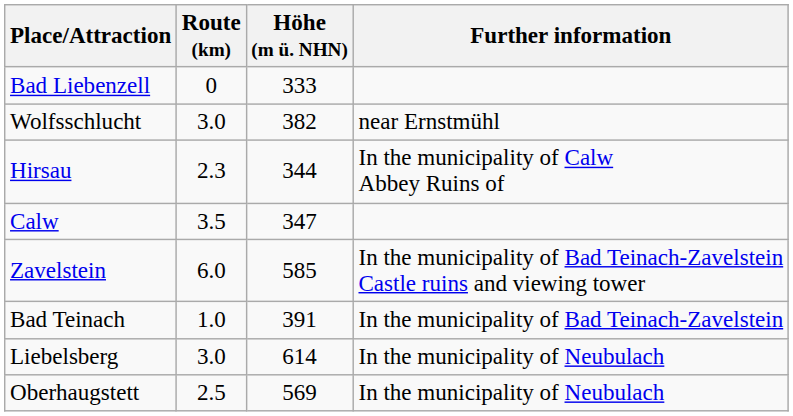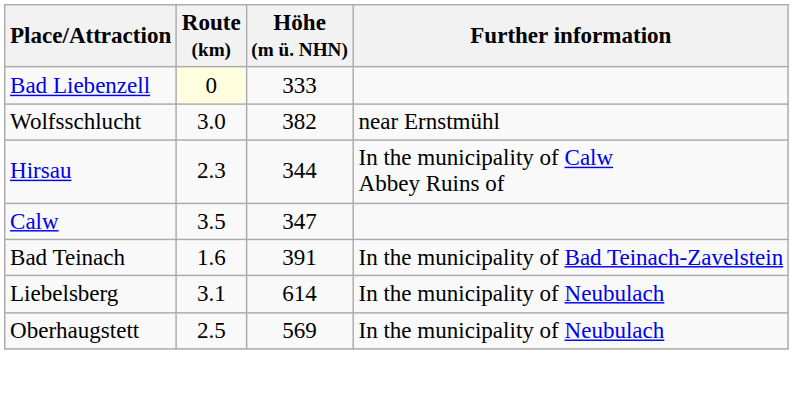(211, 85) no background -> (211, 85) lightyellow background
- row: (58, 270)
(211, 319) 1.0 -> (211, 257) 1.6
(211, 356) 3.0 -> (211, 293) 3.1
